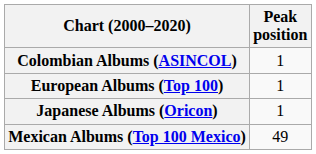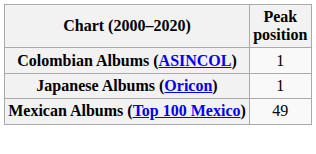- row: (127, 85)
